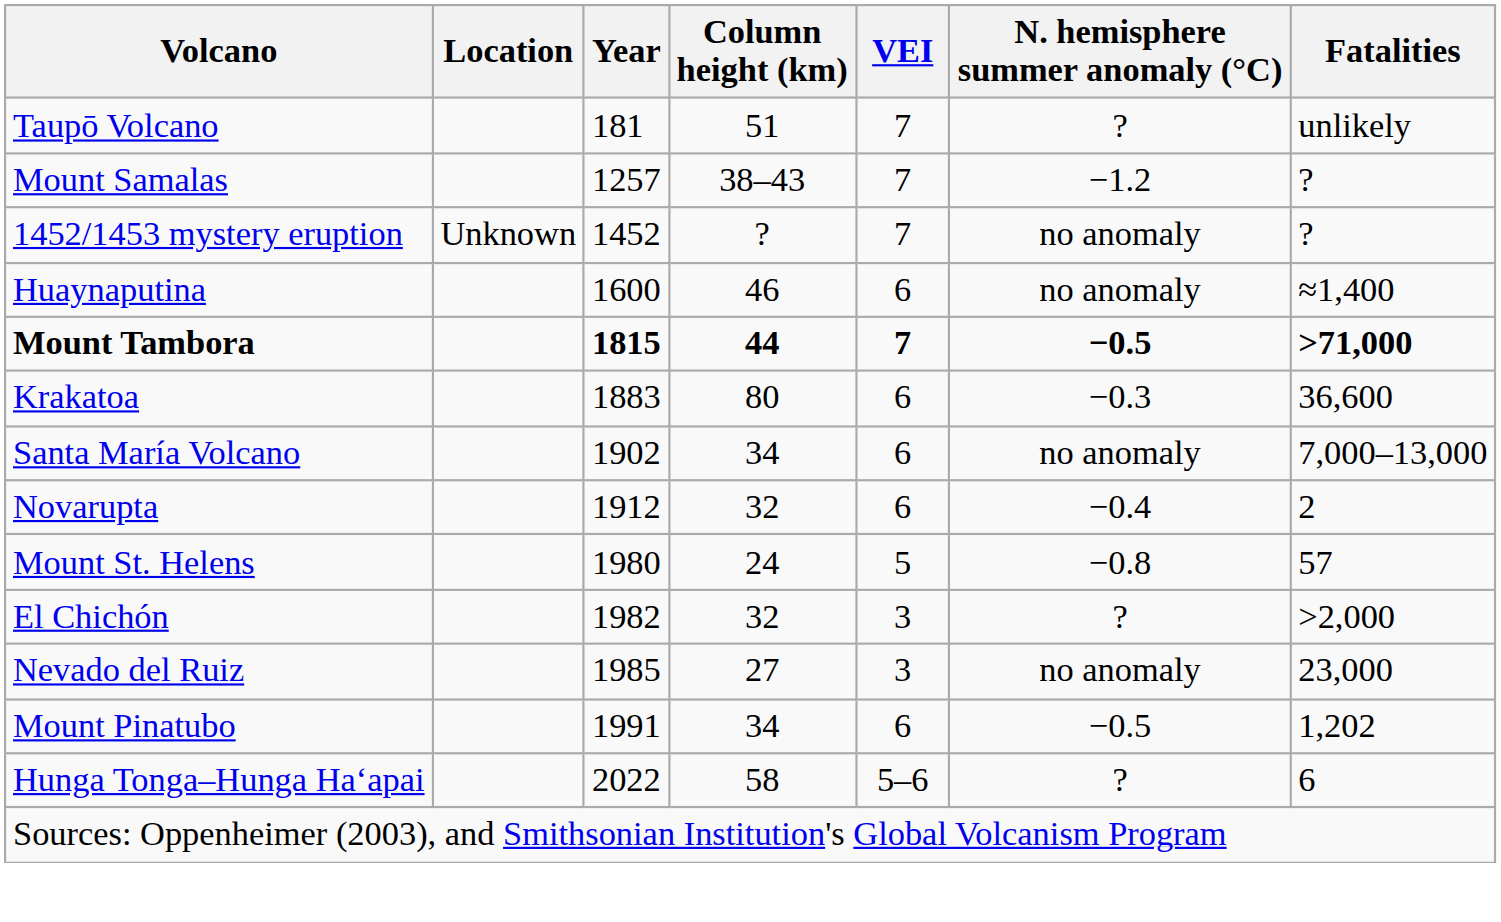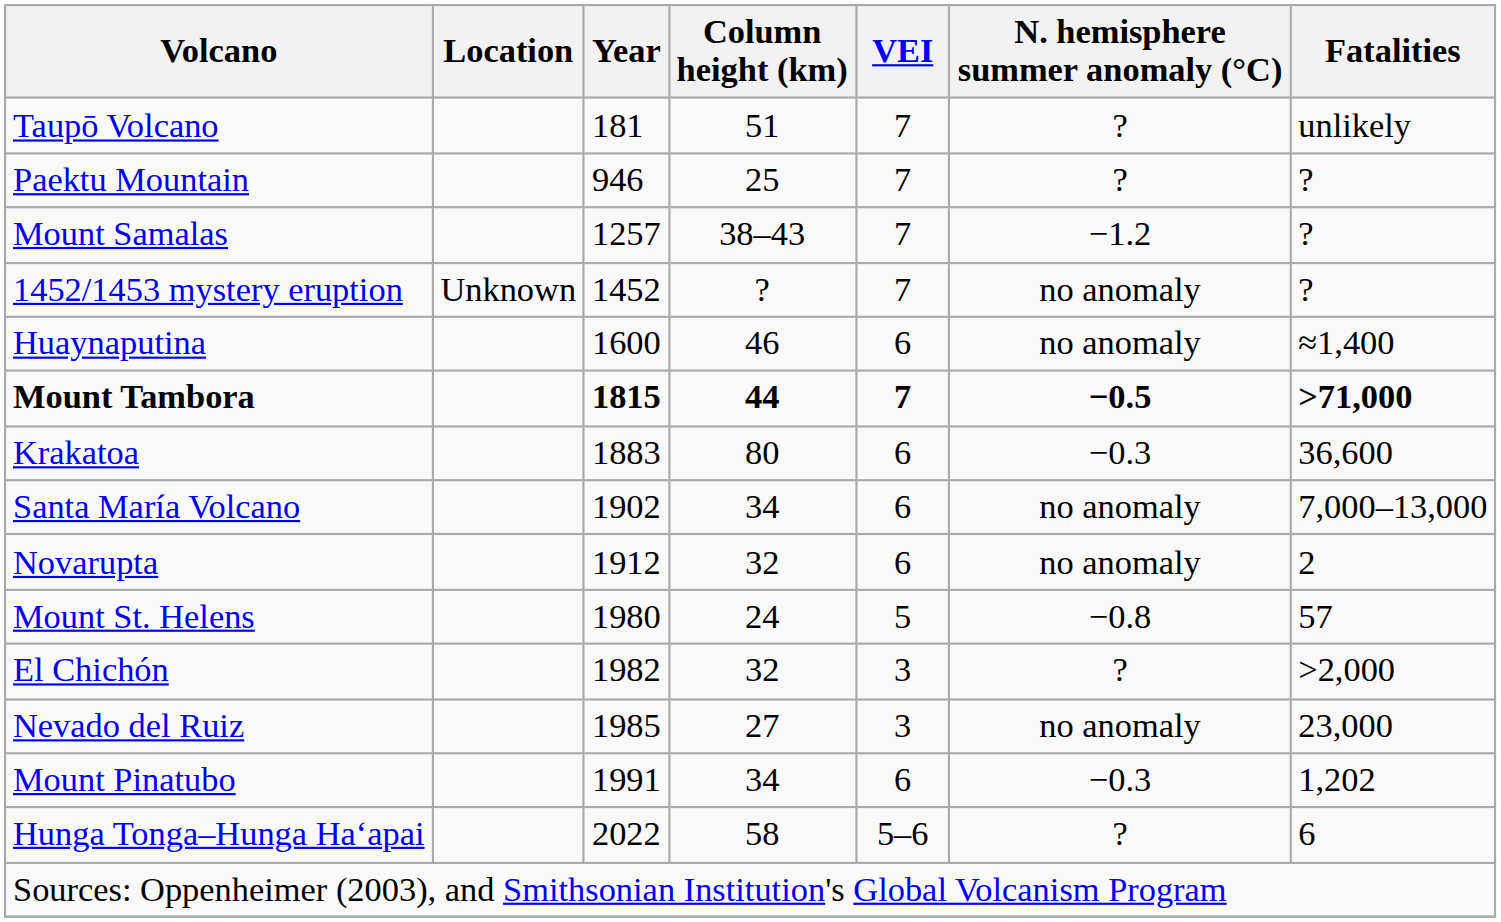+ row: (131, 179)
(1120, 506) −0.4 -> (1120, 561) no anomaly
(1120, 725) −0.5 -> (1120, 779) −0.3
